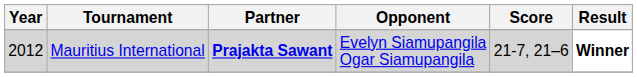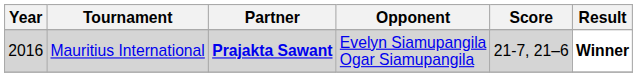(26, 51) 2012 -> (26, 51) 2016
